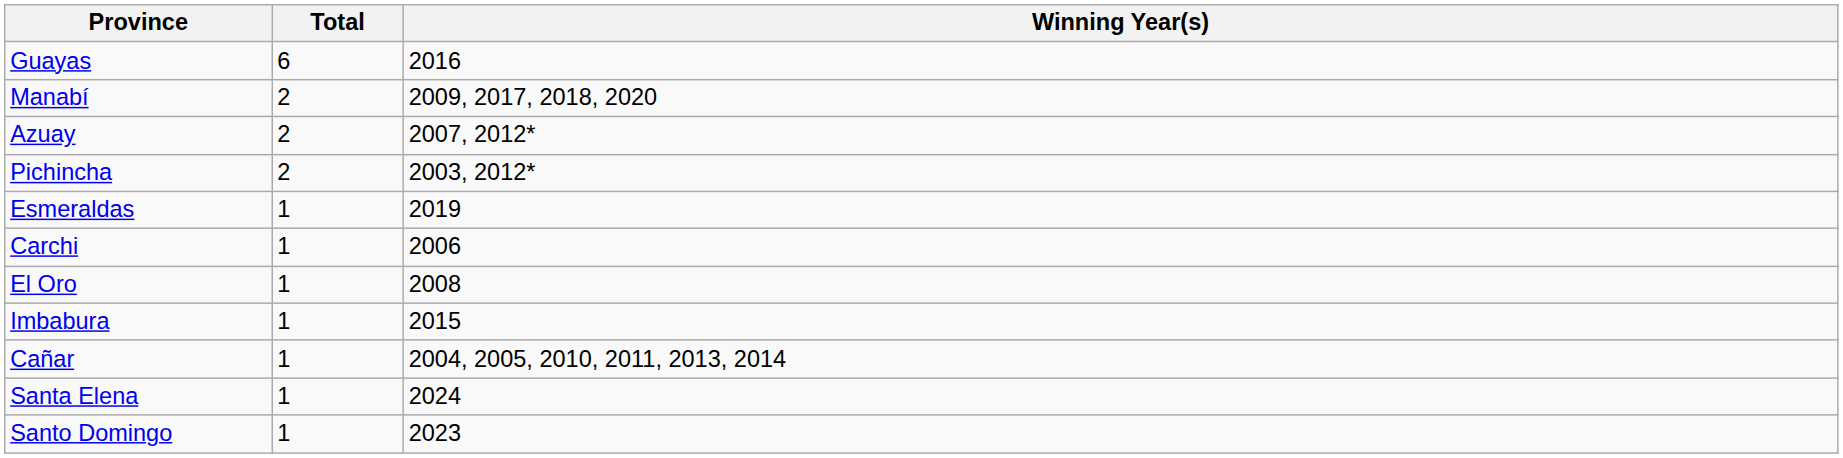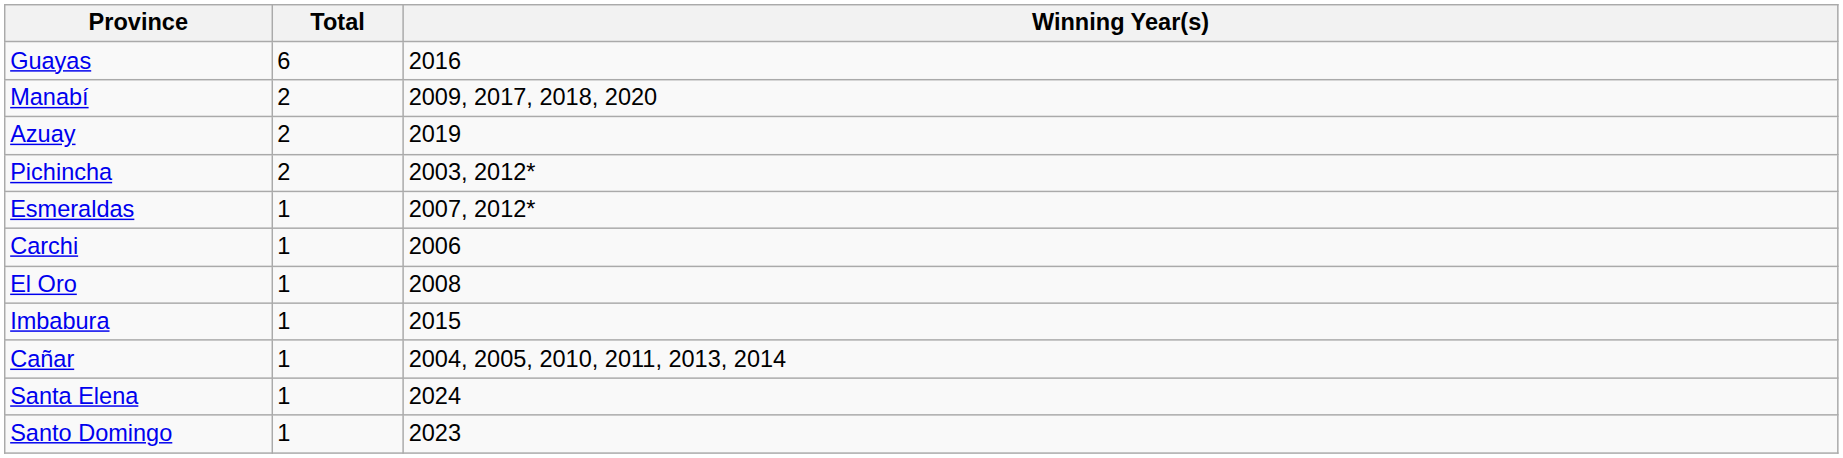(472, 135) 2007, 2012* -> (435, 135) 2019
(435, 209) 2019 -> (472, 209) 2007, 2012*
